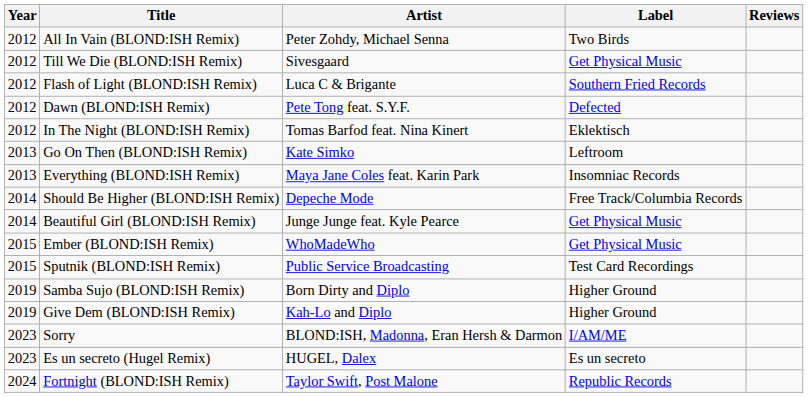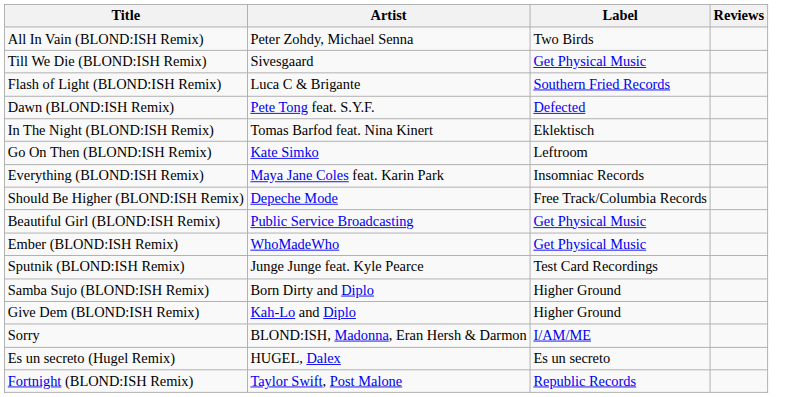- column: (22, 15)
(372, 221) Junge Junge feat. Kyle Pearce -> (332, 221) Public Service Broadcasting
(367, 267) Public Service Broadcasting -> (337, 267) Junge Junge feat. Kyle Pearce
